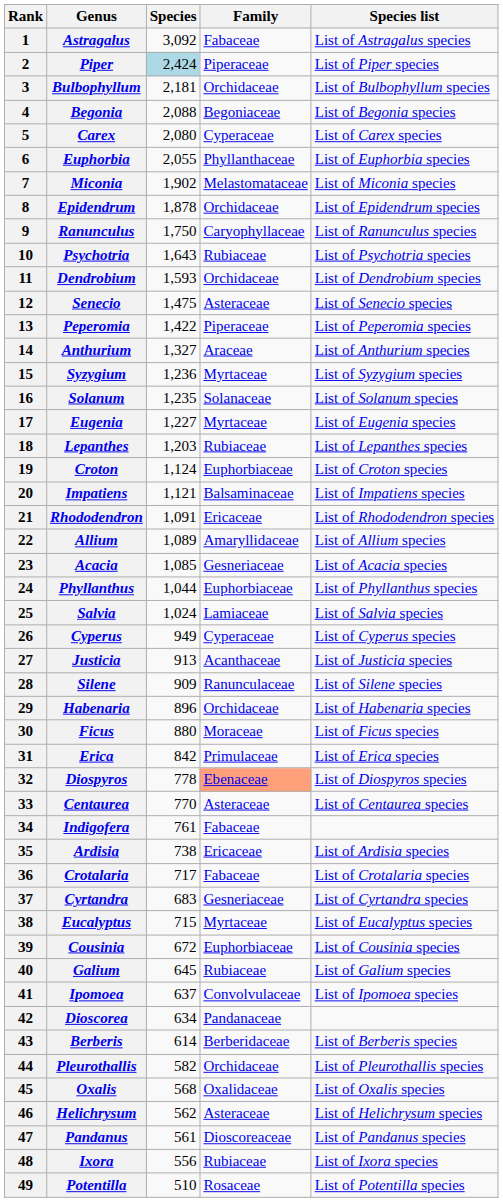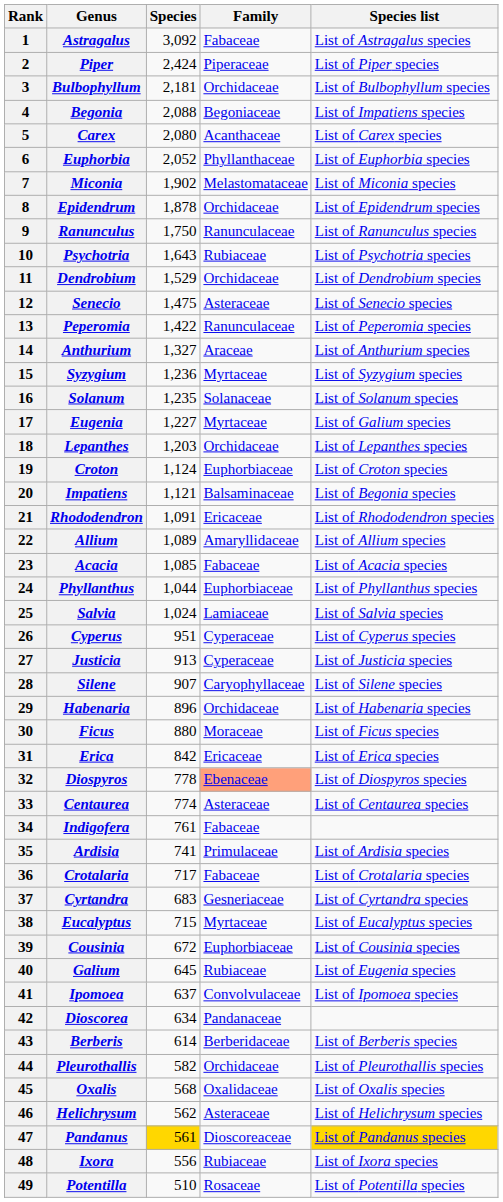(180, 64) lightblue background -> (180, 64) no background
(385, 111) List of Begonia species -> (390, 111) List of Impatiens species
(238, 135) Cyperaceae -> (242, 135) Acanthaceae
(180, 159) 2,055 -> (180, 159) 2,052
(254, 231) Caryophyllaceae -> (249, 231) Ranunculaceae
(180, 278) 1,593 -> (180, 278) 1,529
(236, 326) Piperaceae -> (249, 326) Ranunculaceae
(385, 421) List of Eugenia species -> (383, 421) List of Galium species
(235, 445) Rubiaceae -> (241, 445) Orchidaceae
(390, 493) List of Impatiens species -> (385, 493) List of Begonia species
(244, 565) Gesneriaceae -> (231, 565) Fabaceae
(185, 636) 949 -> (185, 636) 951
(242, 660) Acanthaceae -> (238, 660) Cyperaceae
(185, 684) 909 -> (185, 684) 907
(249, 684) Ranunculaceae -> (254, 684) Caryophyllaceae
(241, 755) Primulaceae -> (233, 755) Ericaceae
(185, 803) 770 -> (185, 803) 774
(185, 851) 738 -> (185, 851) 741
(233, 851) Ericaceae -> (241, 851) Primulaceae
(383, 970) List of Galium species -> (385, 970) List of Eugenia species
(185, 1137) no background -> (185, 1137) gold background
(390, 1137) no background -> (390, 1137) gold background
